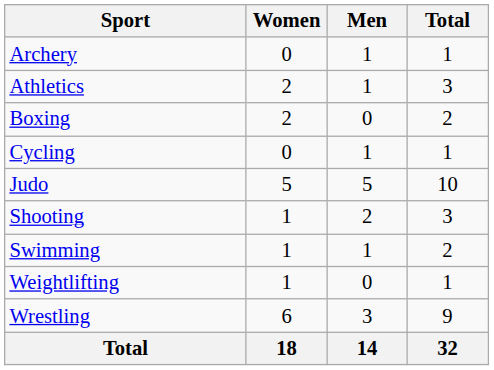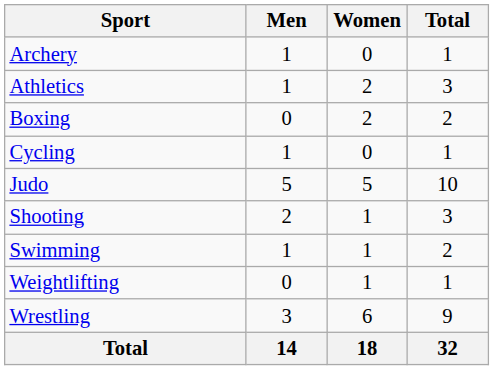columns swapped: (367, 20) <-> (287, 20)
